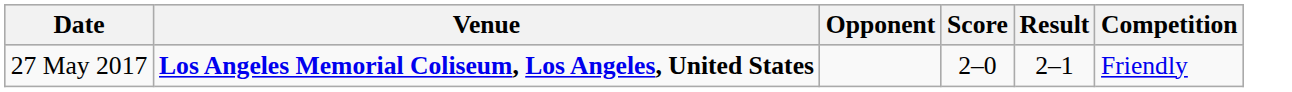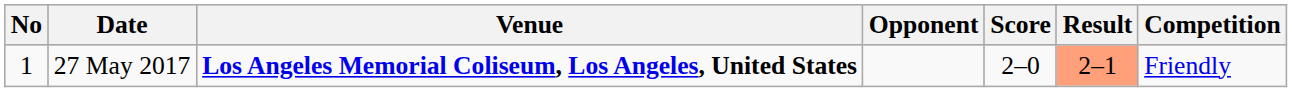+ column: (26, 24)
(1054, 65) no background -> (1098, 65) lightsalmon background
